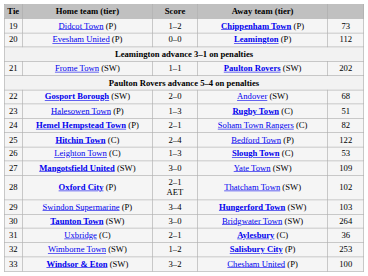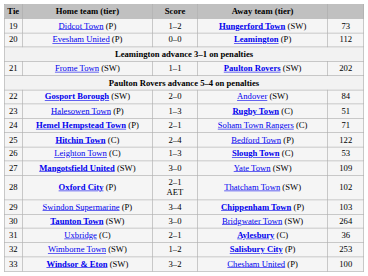(263, 26) Chippenham Town (P) -> (263, 26) Hungerford Town (SW)
(346, 97) 68 -> (346, 97) 84
(346, 126) 82 -> (346, 126) 71
(263, 207) Hungerford Town (SW) -> (263, 207) Chippenham Town (P)
